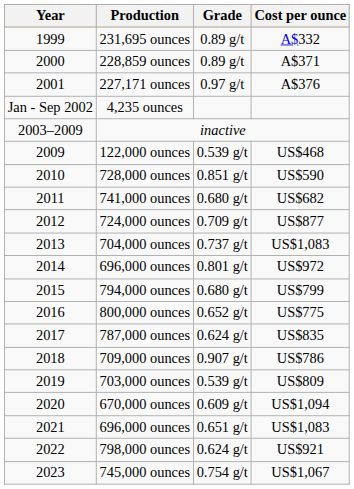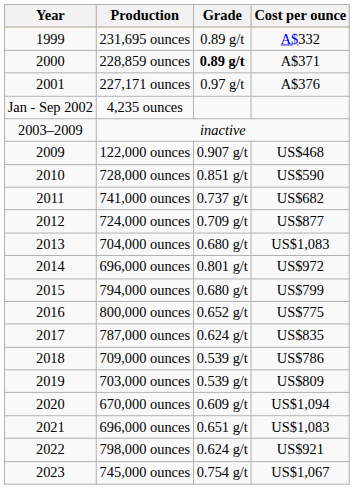(222, 61) normal -> (222, 61) bold
(222, 152) 0.539 g/t -> (222, 152) 0.907 g/t
(222, 198) 0.680 g/t -> (222, 198) 0.737 g/t
(222, 244) 0.737 g/t -> (222, 244) 0.680 g/t
(222, 358) 0.907 g/t -> (222, 358) 0.539 g/t
